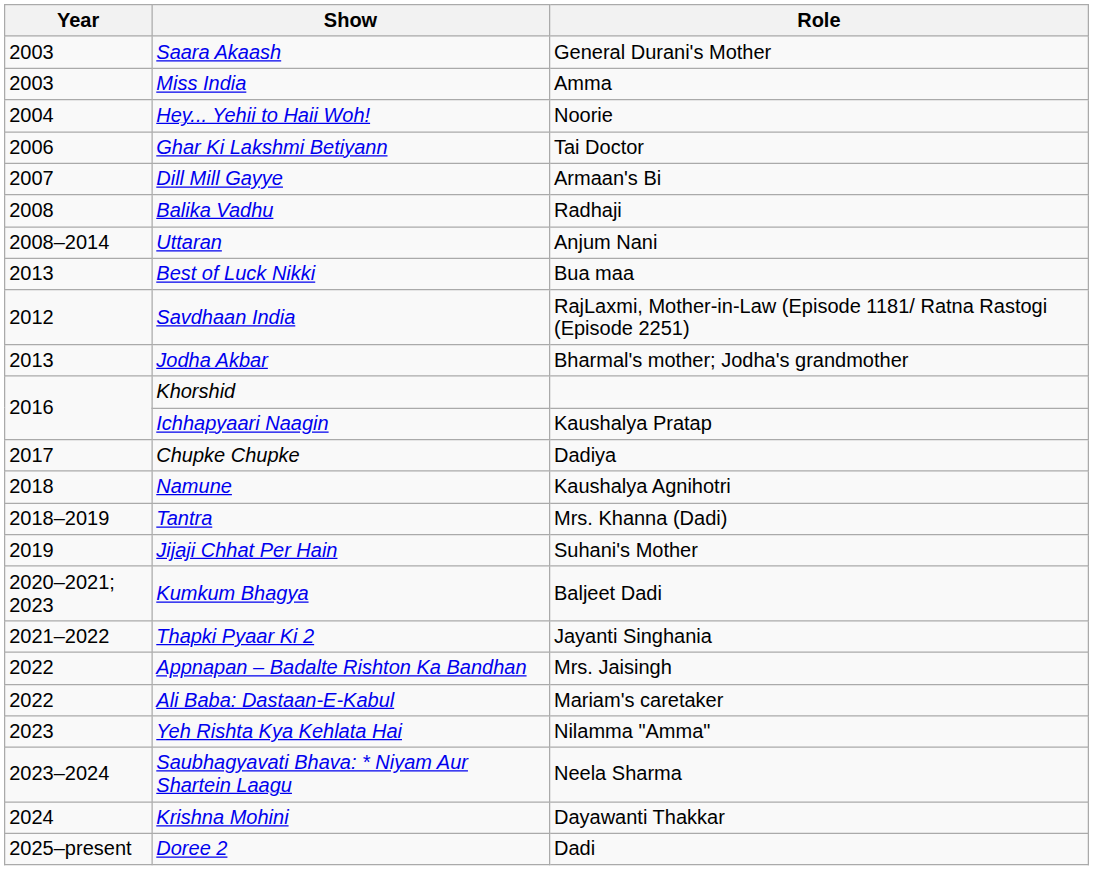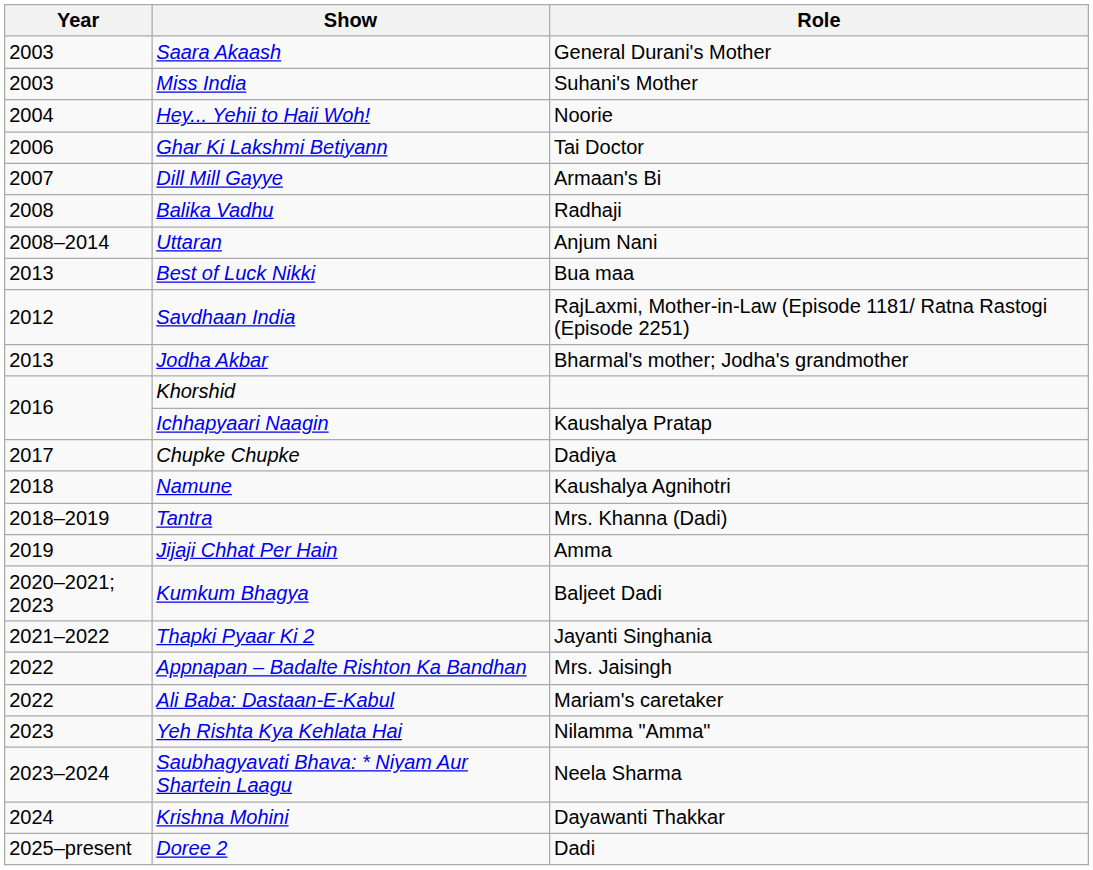(583, 83) Amma -> (626, 83) Suhani's Mother
(626, 550) Suhani's Mother -> (583, 550) Amma
